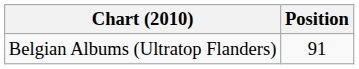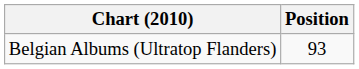(317, 48) 91 -> (317, 48) 93
